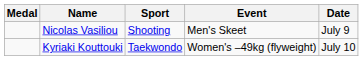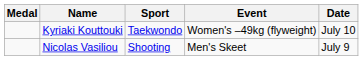rows swapped: (80, 30) <-> (83, 47)
